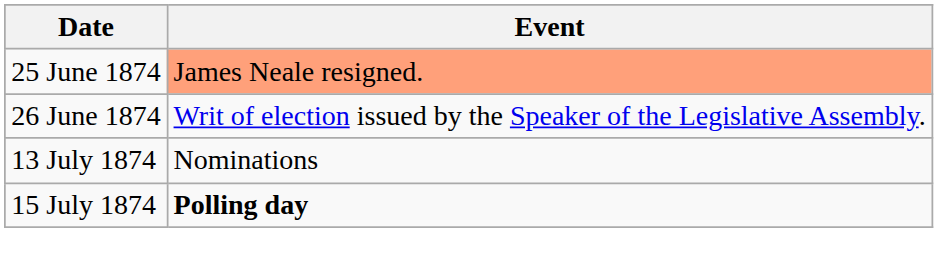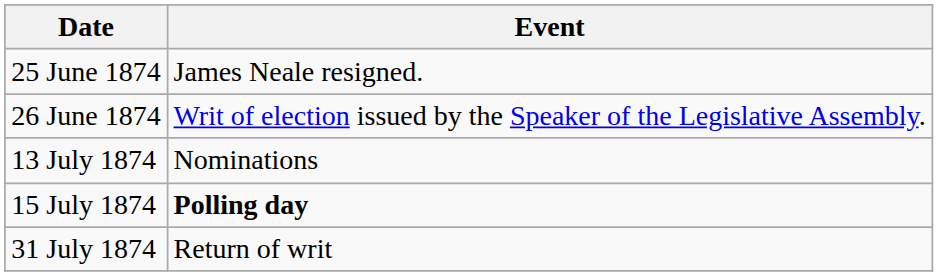(298, 71) lightsalmon background -> (298, 71) no background
+ row: (84, 248)
